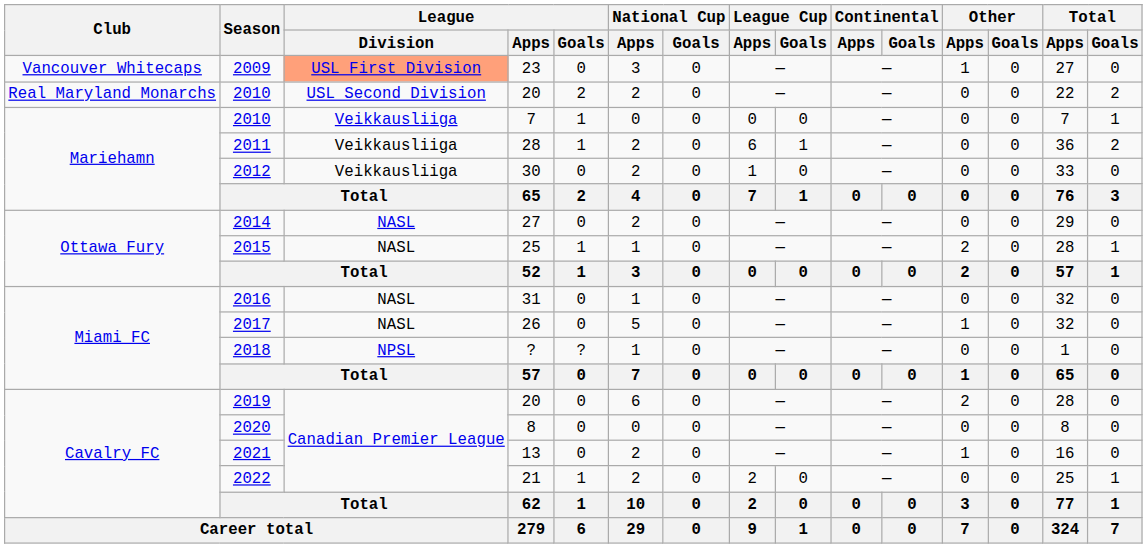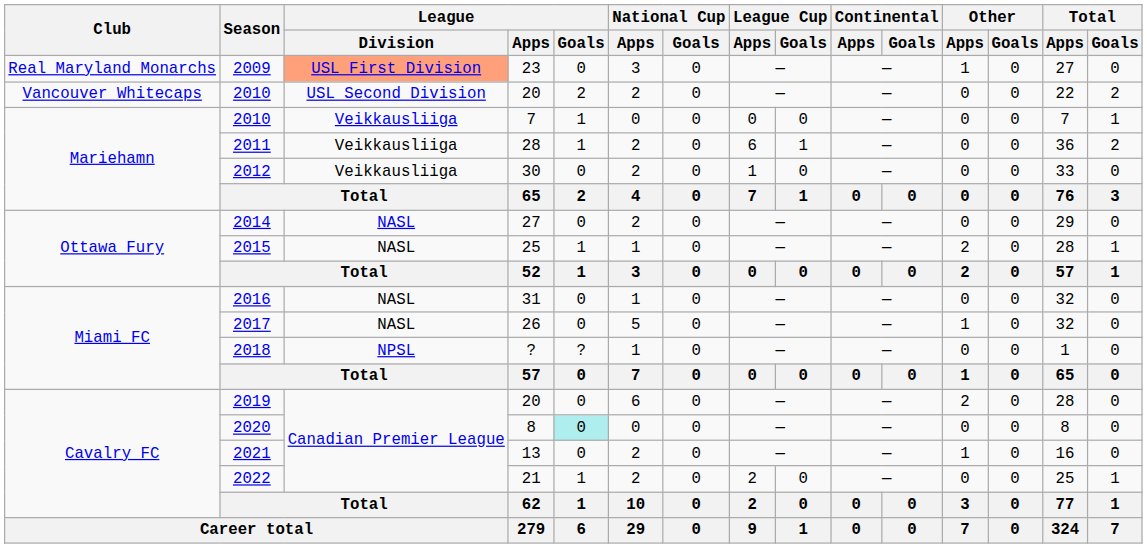(112, 69) Vancouver Whitecaps -> (112, 69) Real Maryland Monarchs
(112, 94) Real Maryland Monarchs -> (112, 94) Vancouver Whitecaps
(581, 428) no background -> (581, 428) paleturquoise background
